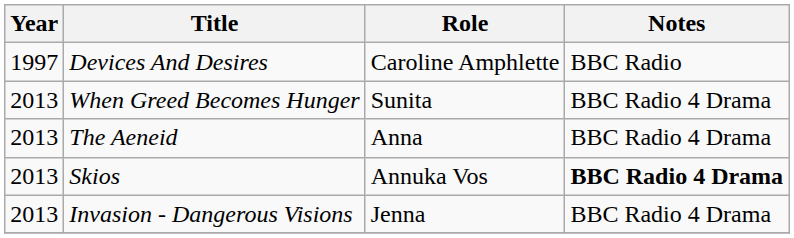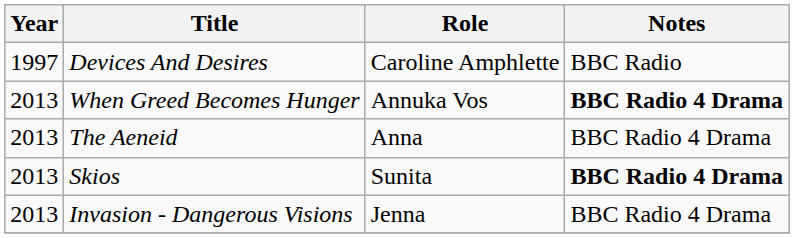(401, 99) Sunita -> (429, 99) Annuka Vos
(671, 99) normal -> (677, 99) bold
(429, 175) Annuka Vos -> (401, 175) Sunita
